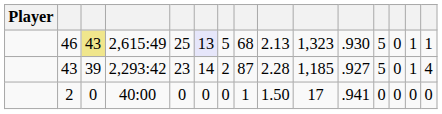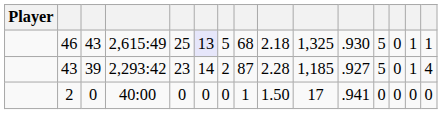(93, 43) khaki background -> (93, 43) no background
(275, 43) 2.13 -> (275, 43) 2.18
(316, 43) 1,323 -> (316, 43) 1,325
